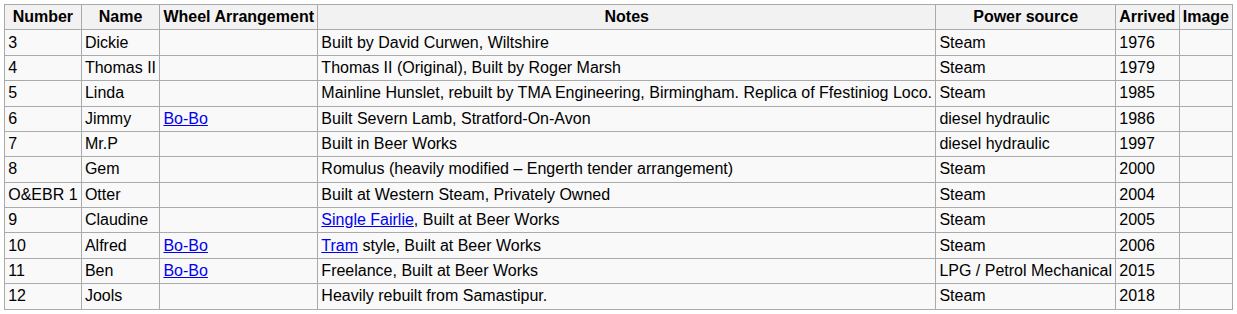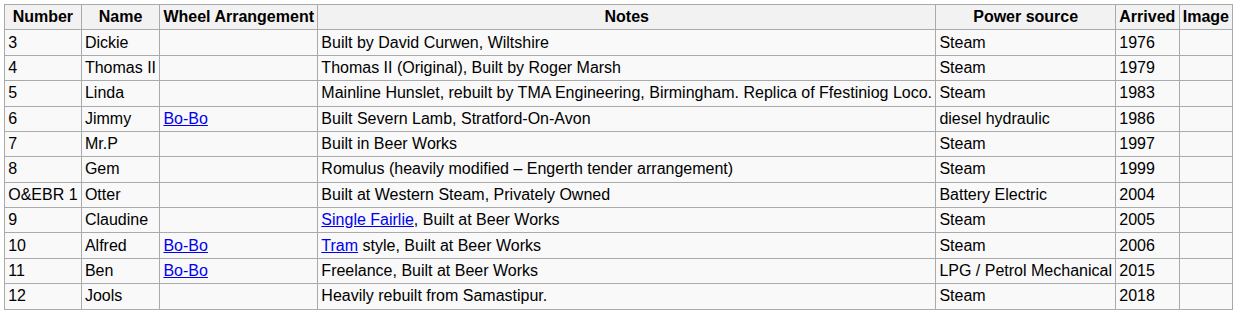(1137, 93) 1985 -> (1137, 93) 1983
(995, 144) diesel hydraulic -> (963, 144) Steam
(1137, 169) 2000 -> (1137, 169) 1999
(963, 194) Steam -> (993, 194) Battery Electric
